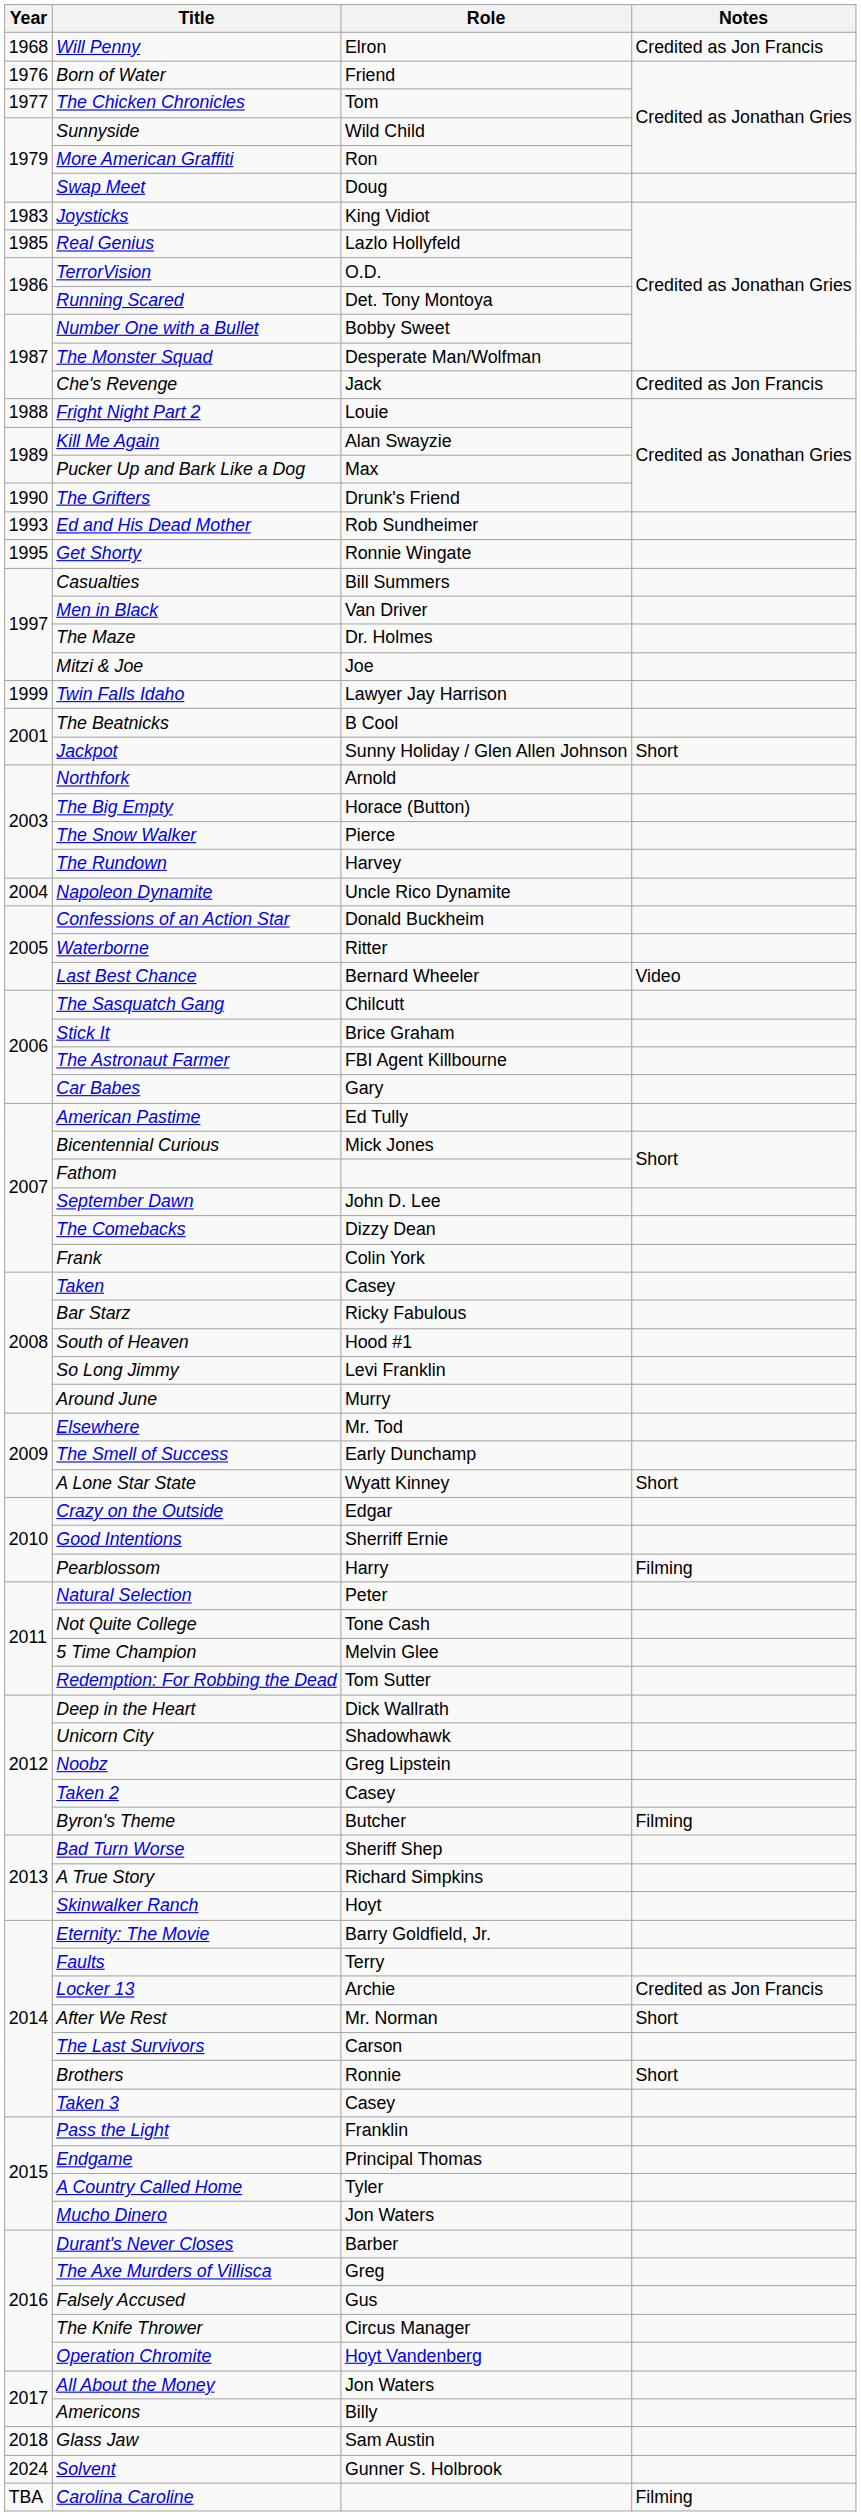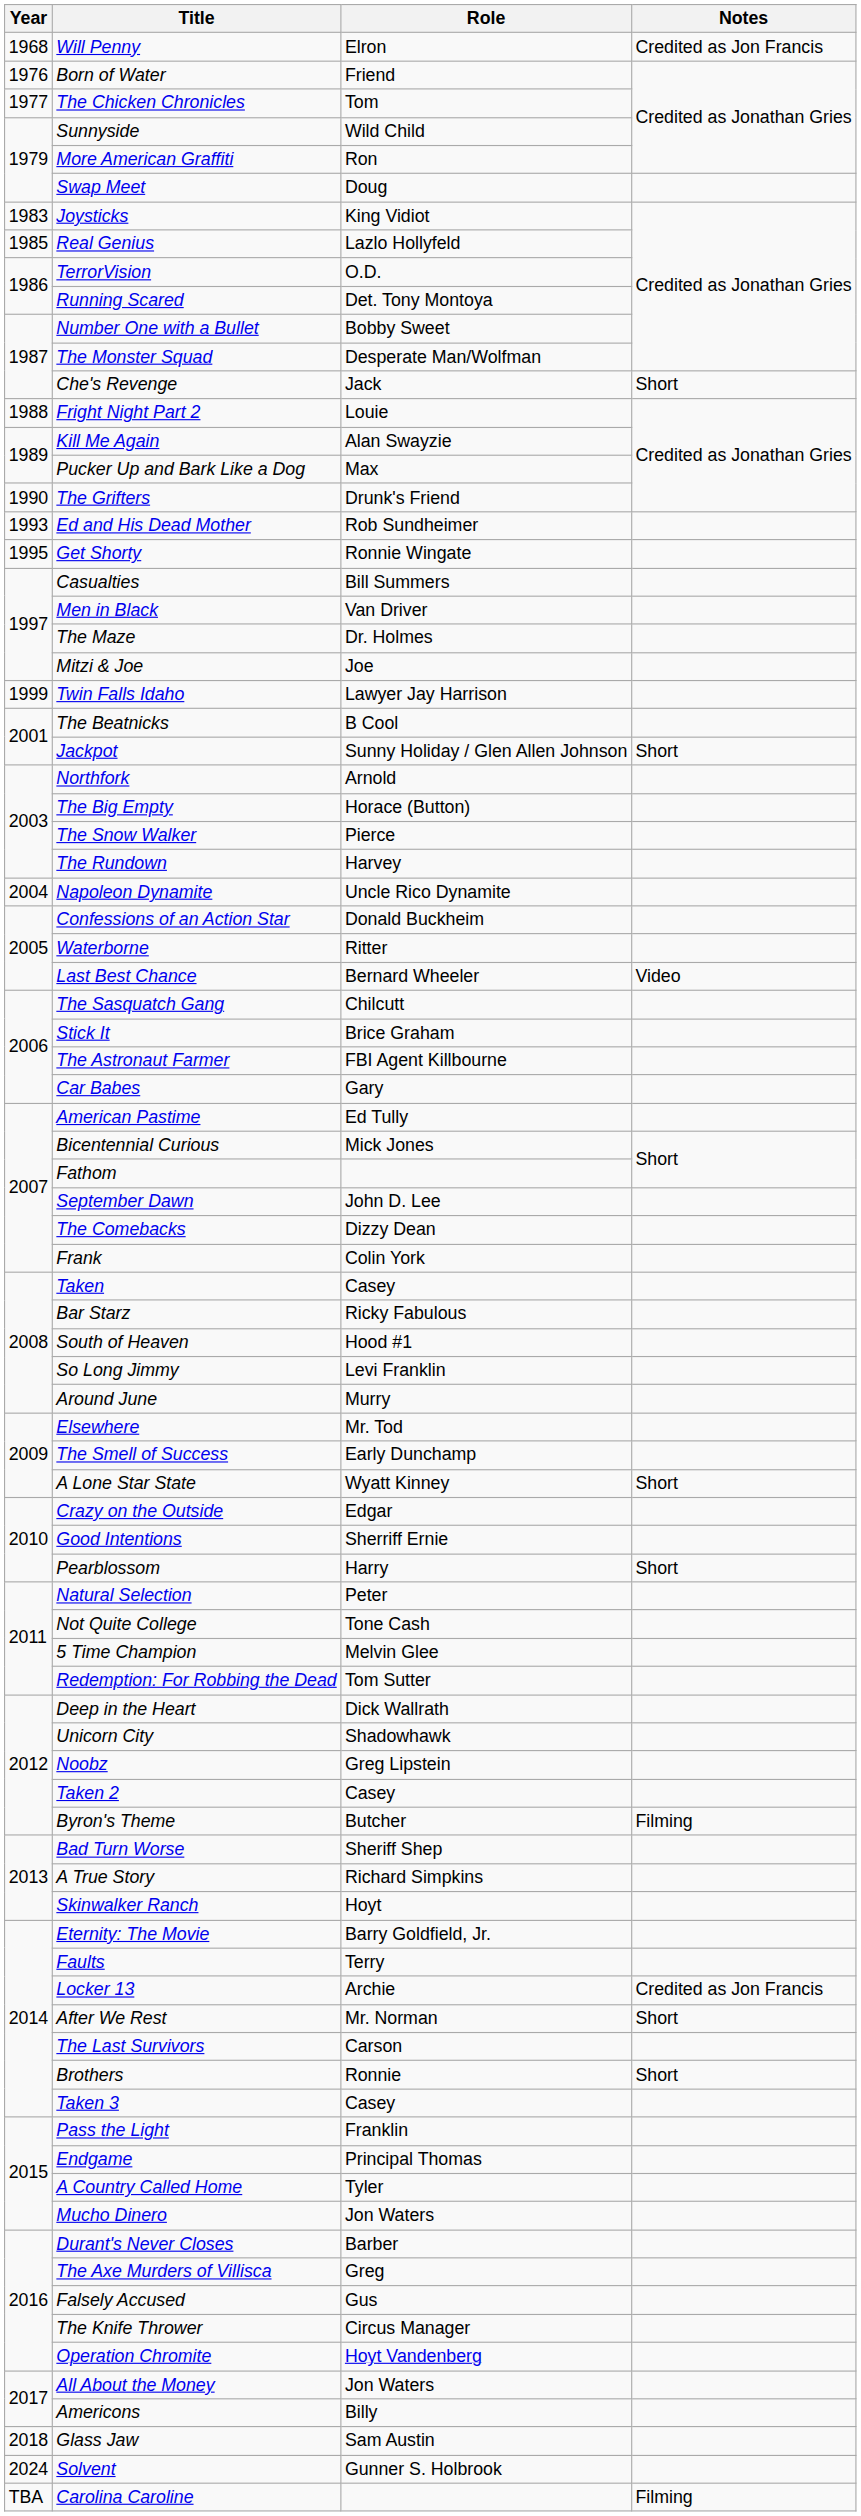(729, 384) Credited as Jon Francis -> (657, 384) Short
(664, 1567) Filming -> (657, 1567) Short
